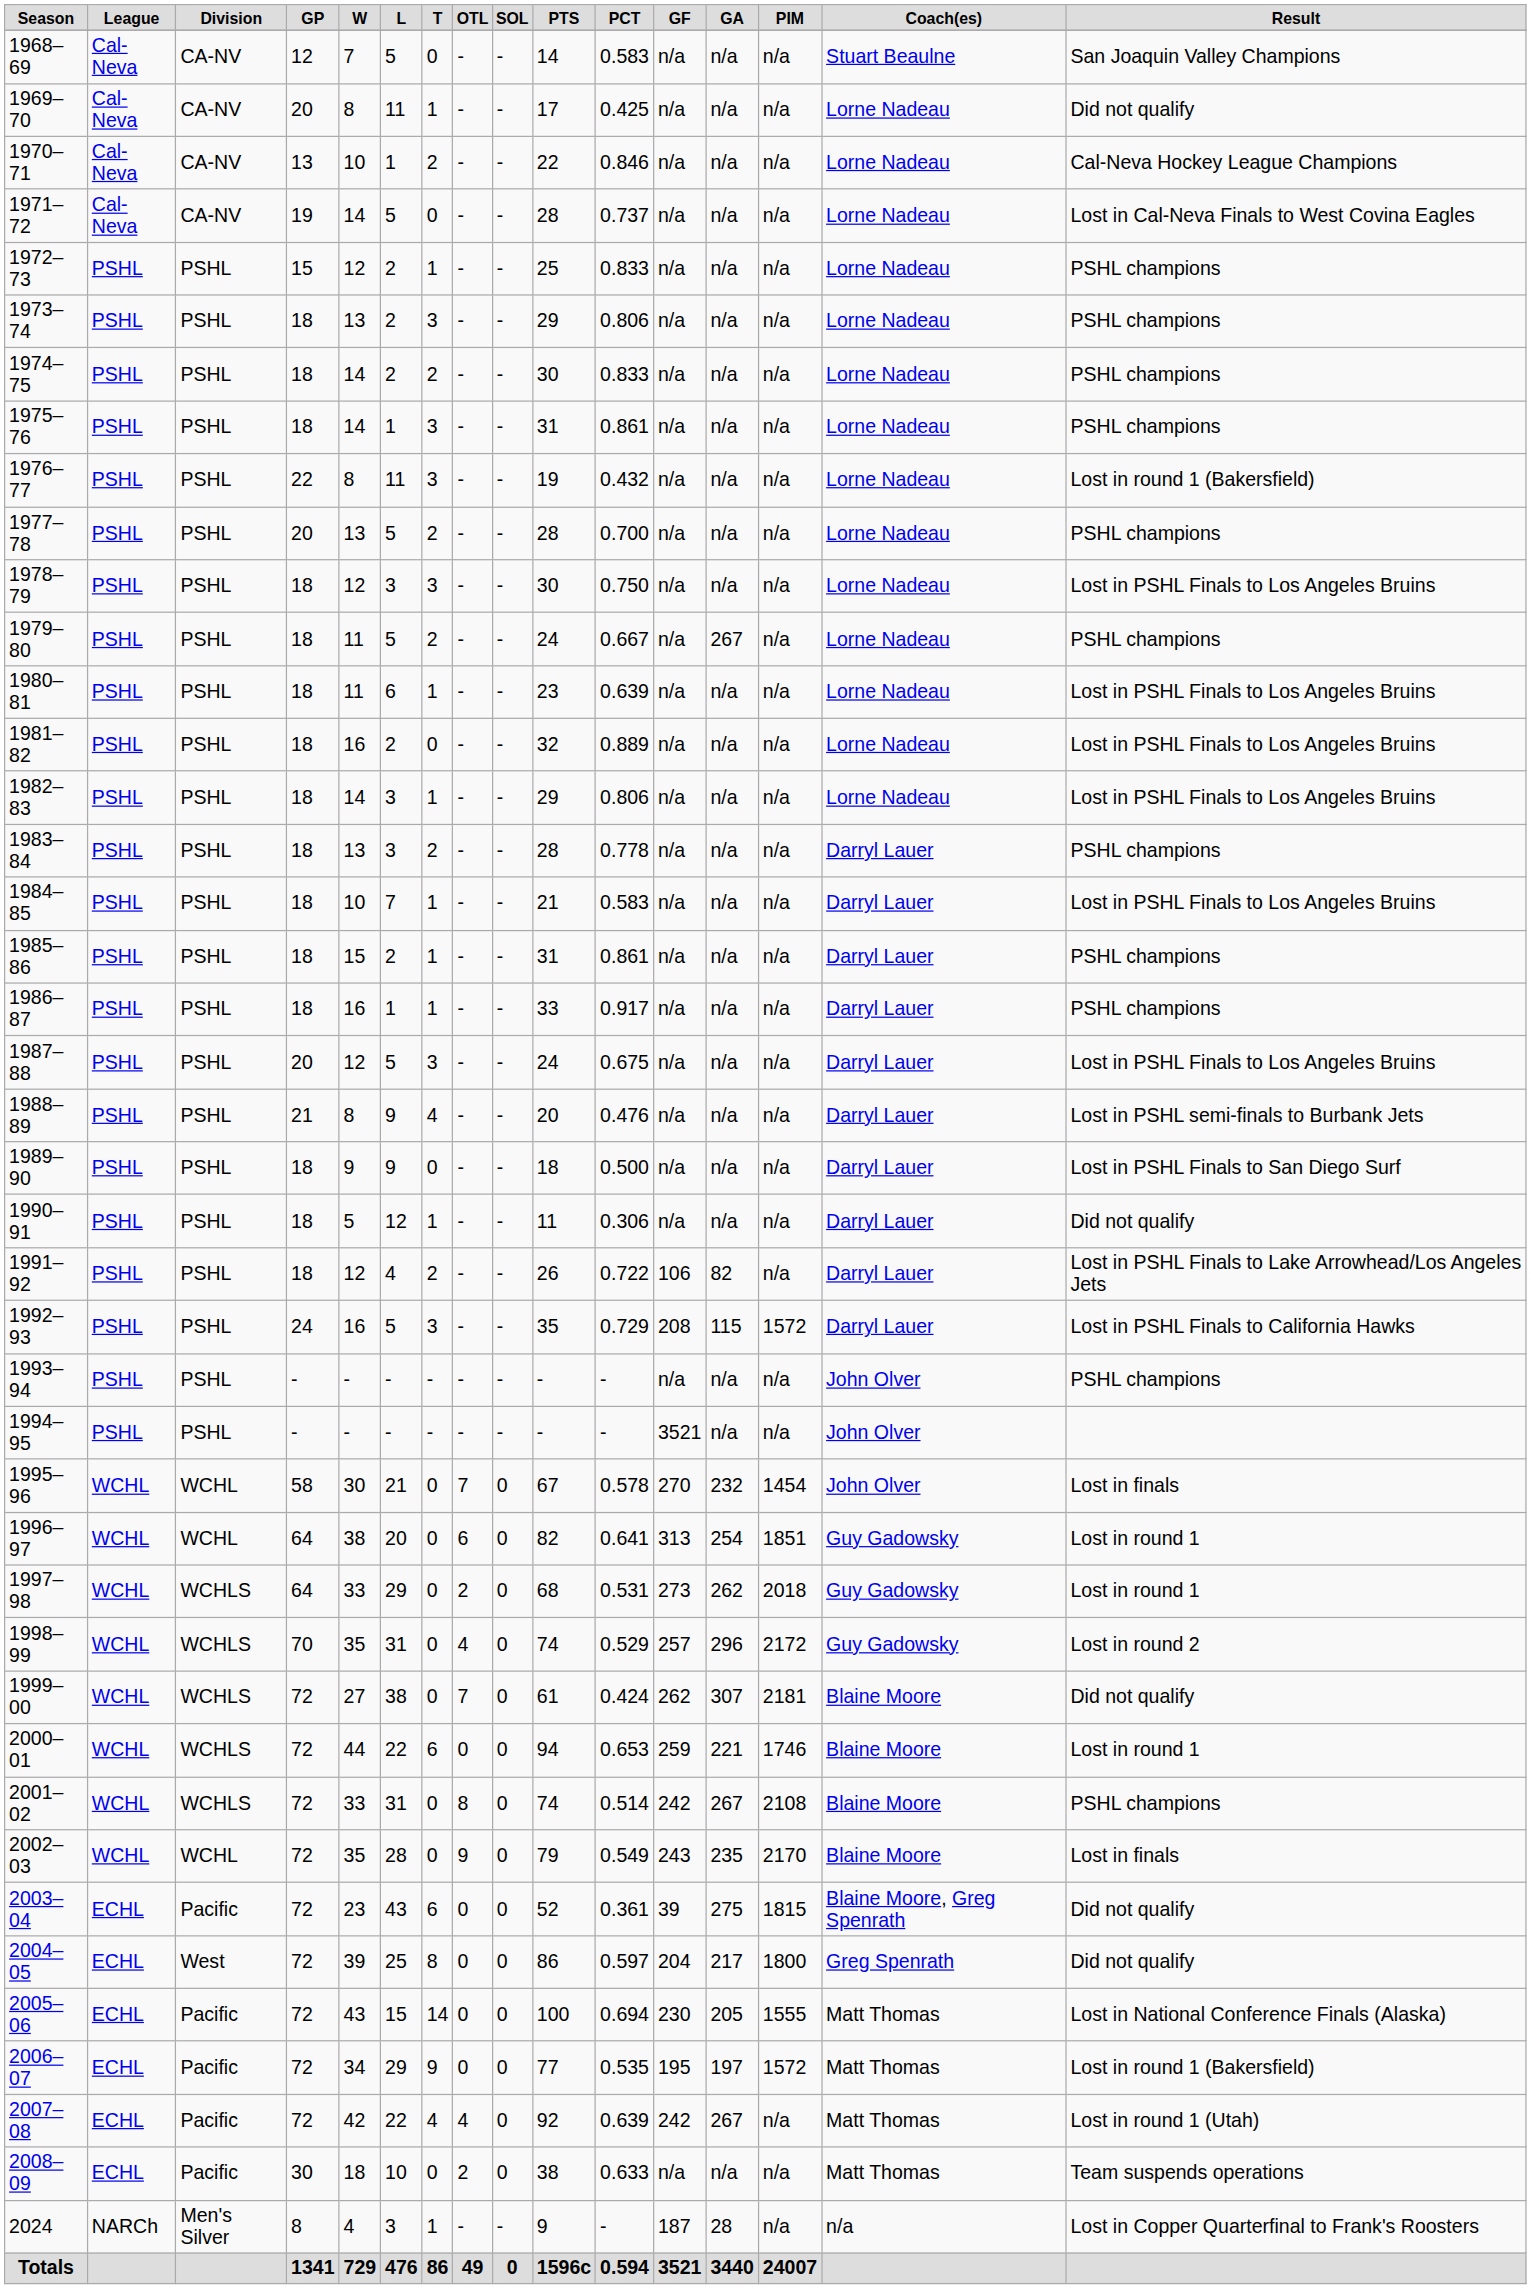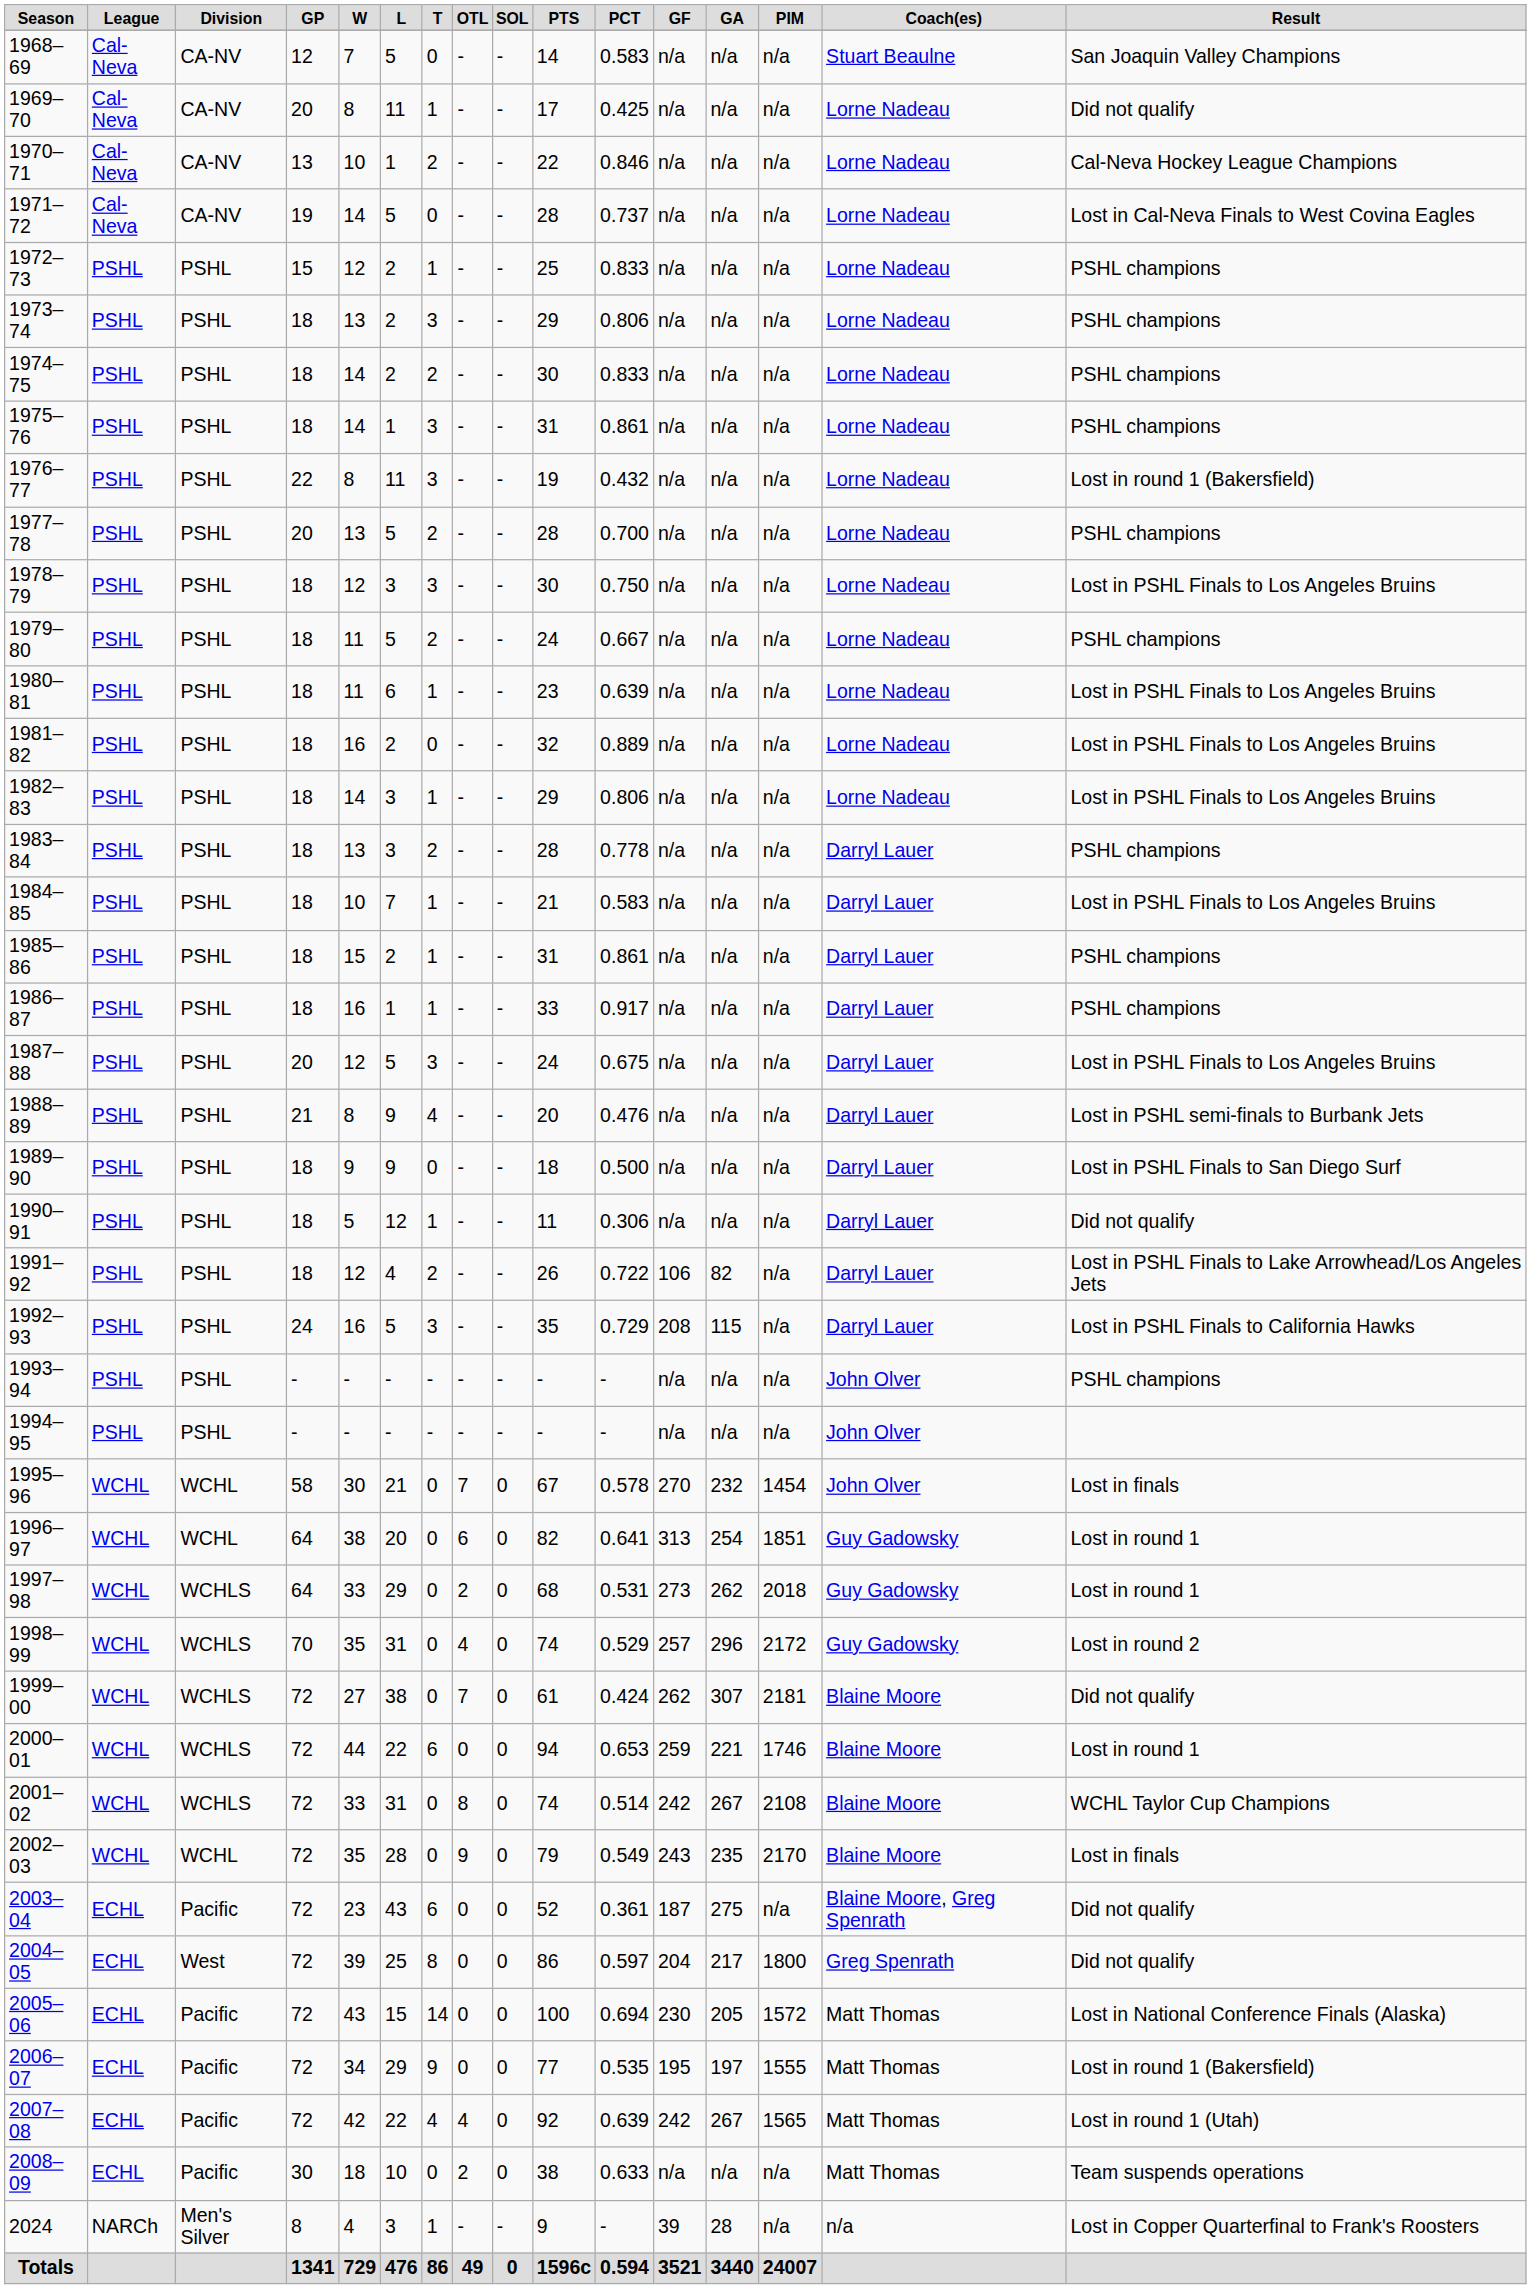(727, 638) 267 -> (724, 638) n/a
(785, 1326) 1572 -> (776, 1326) n/a
(680, 1432) 3521 -> (672, 1432) n/a
(1146, 1803) PSHL champions -> (1200, 1803) WCHL Taylor Cup Champions
(669, 1908) 39 -> (674, 1908) 187
(785, 1908) 1815 -> (776, 1908) n/a
(785, 2014) 1555 -> (785, 2014) 1572
(785, 2067) 1572 -> (785, 2067) 1555
(776, 2120) n/a -> (785, 2120) 1565
(674, 2226) 187 -> (669, 2226) 39
